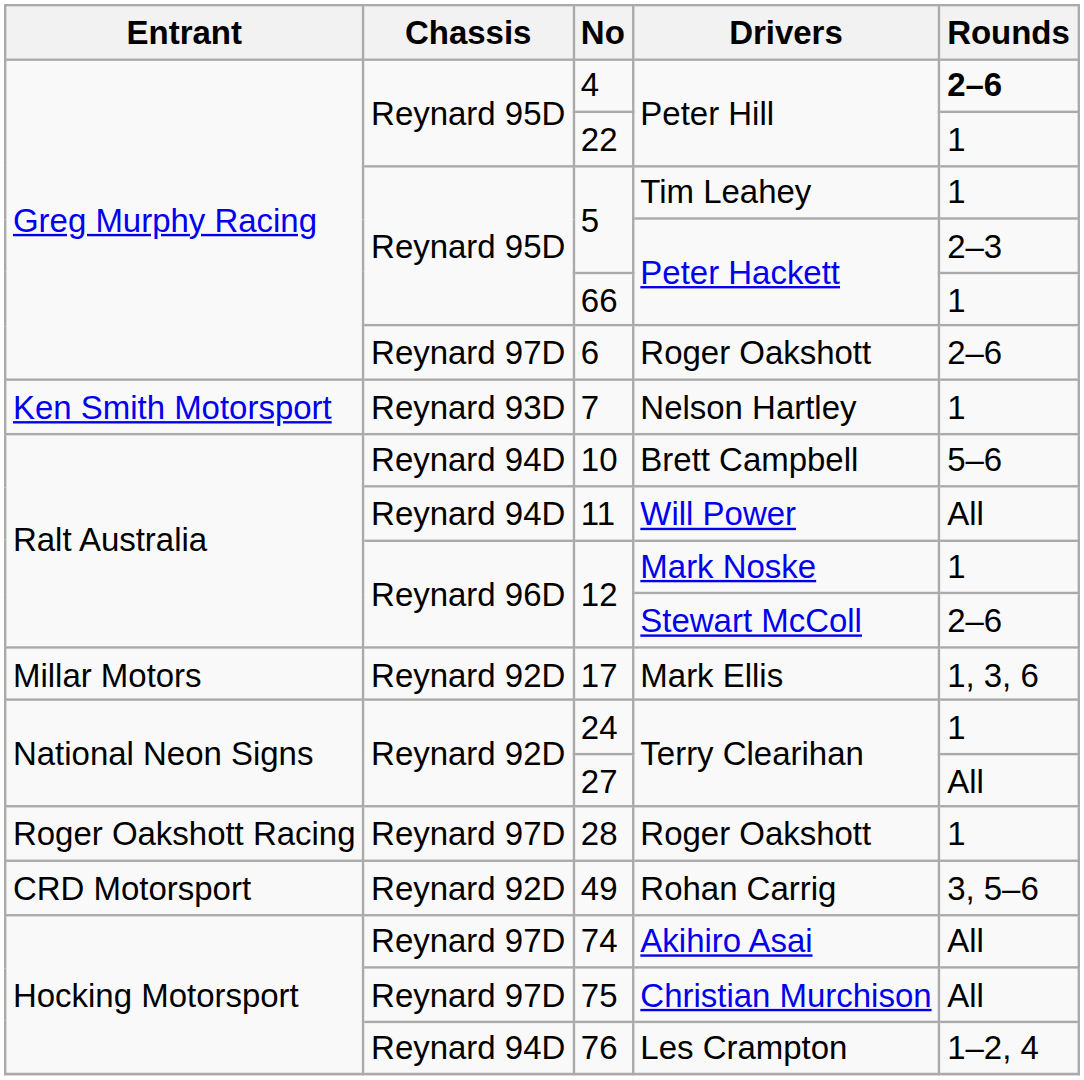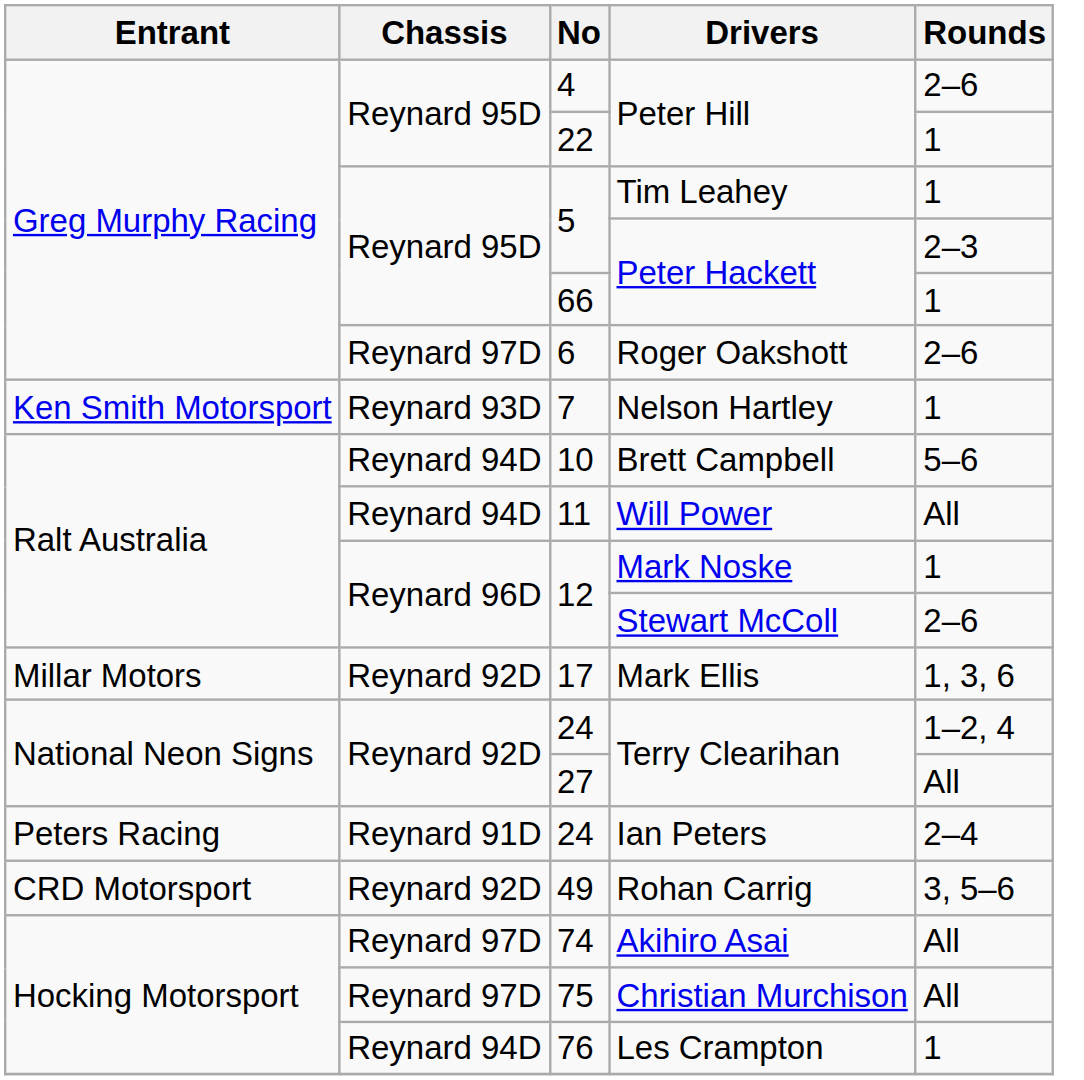(975, 85) bold -> (951, 85) normal
(956, 727) 1 -> (969, 727) 1–2, 4
+ row: (575, 834)
- row: (599, 834)
(993, 1048) 1–2, 4 -> (932, 1048) 1
